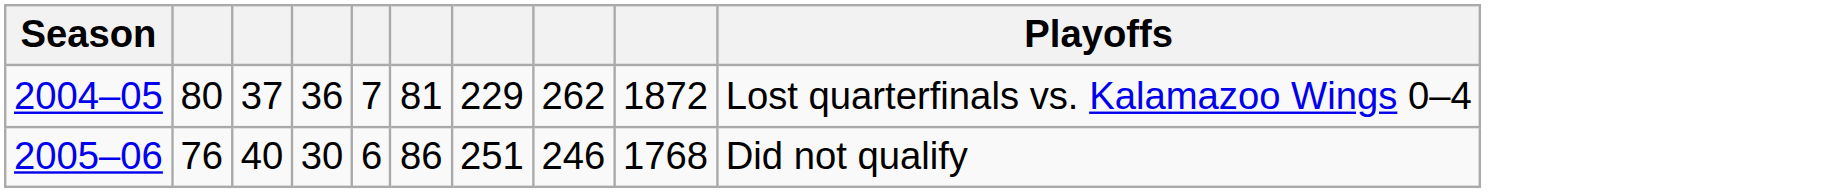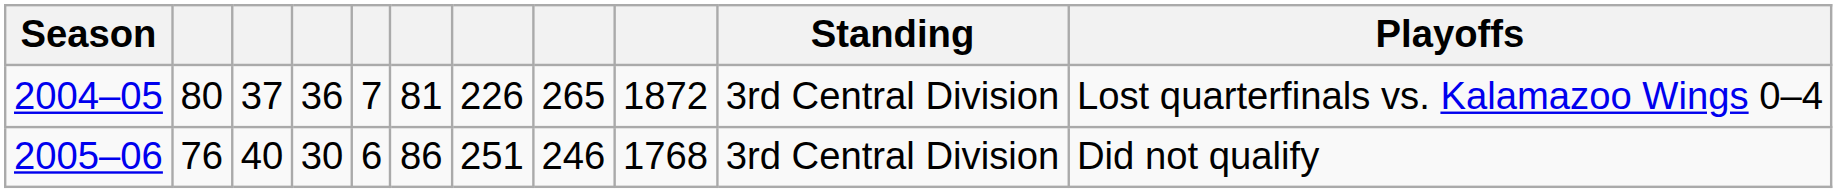+ column: (892, 34)
(492, 95) 229 -> (492, 95) 226
(573, 95) 262 -> (573, 95) 265
